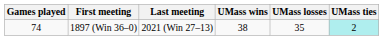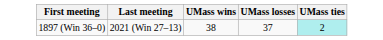- column: (36, 12)
(300, 27) 35 -> (268, 27) 37
